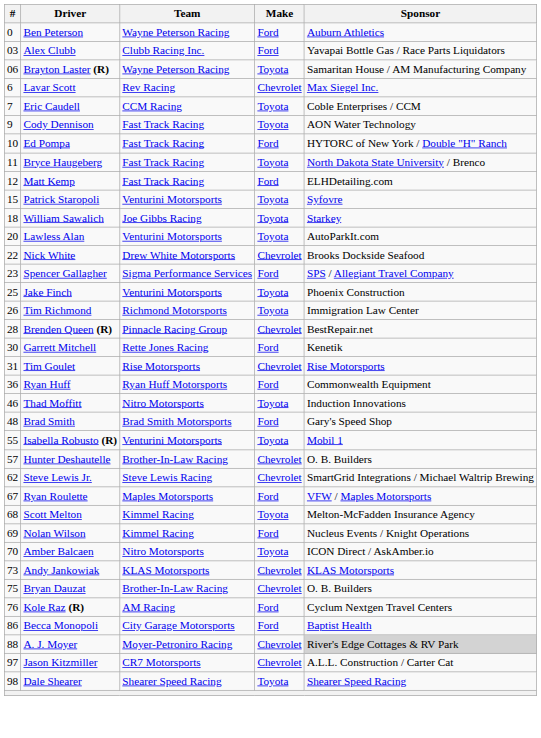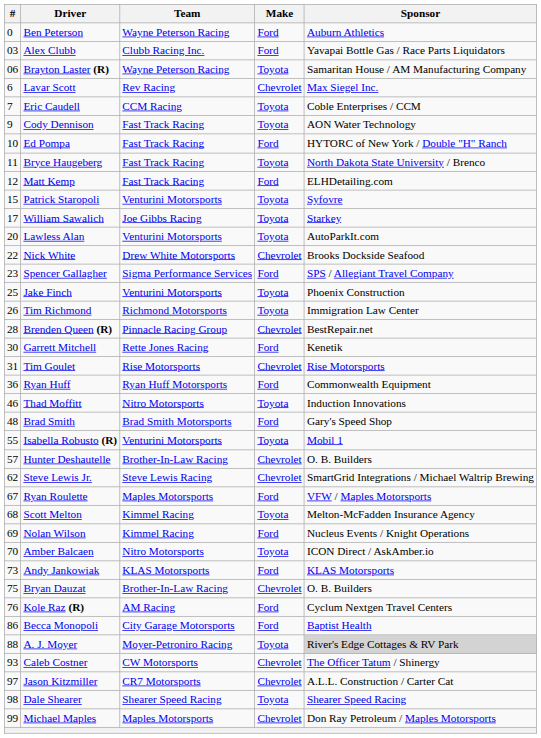(13, 217) 18 -> (13, 217) 17
(280, 570) Chevrolet -> (268, 570) Ford
(280, 644) Chevrolet -> (273, 644) Toyota
+ row: (55, 663)
+ row: (60, 718)
